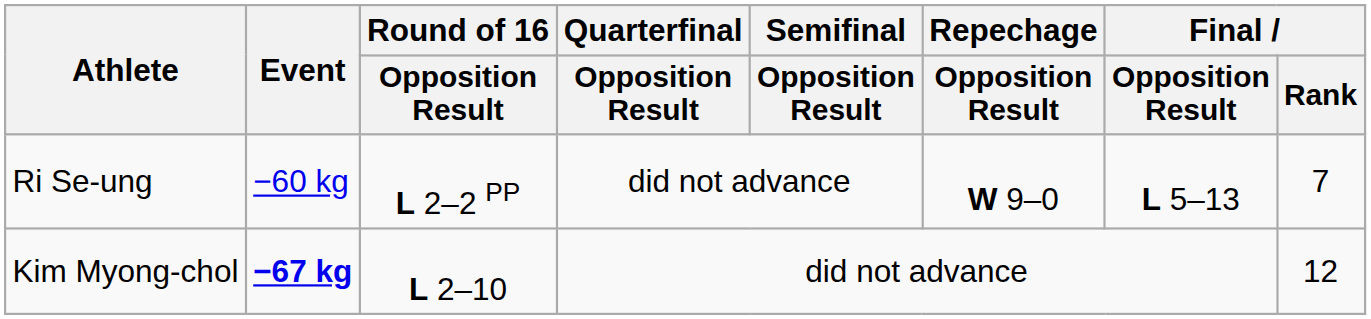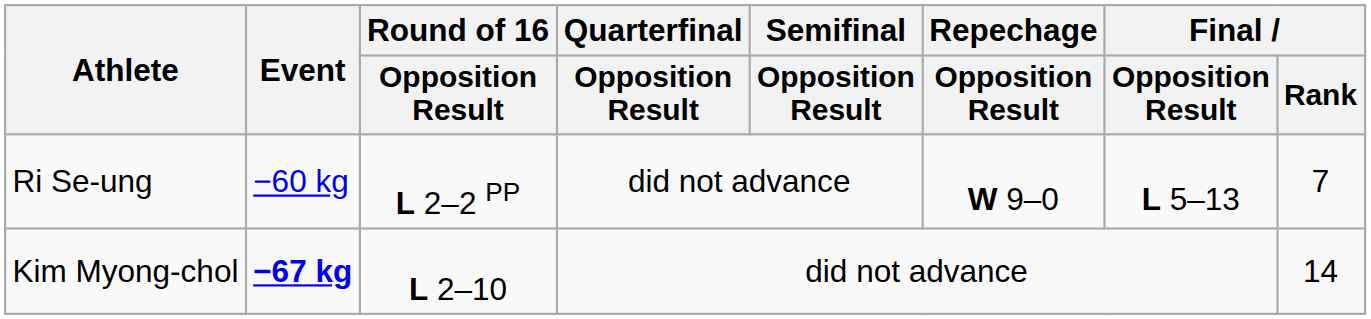(1320, 271) 12 -> (1320, 271) 14
